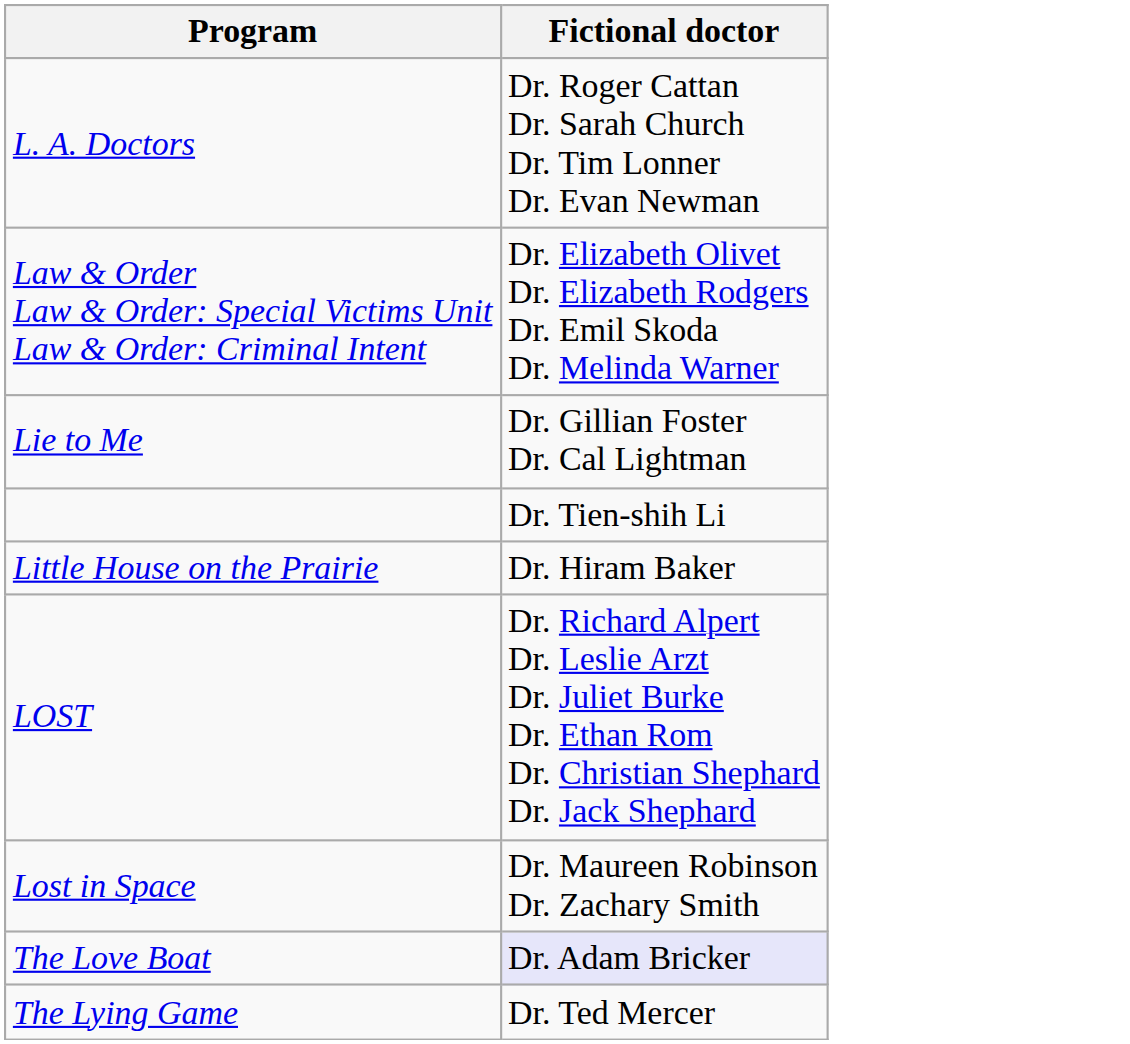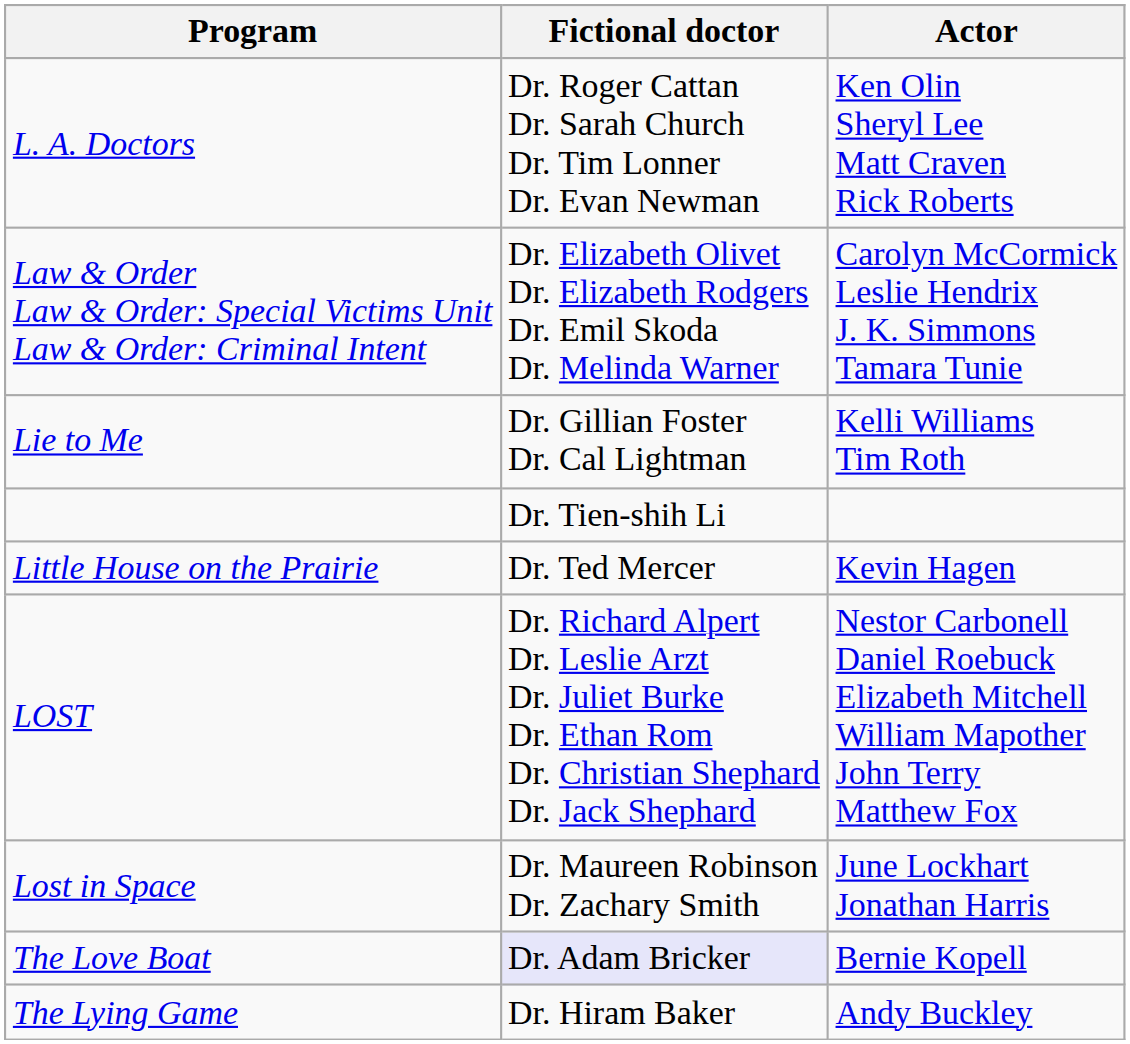+ column: (976, 31)
(622, 567) Dr. Hiram Baker -> (612, 567) Dr. Ted Mercer
(612, 1011) Dr. Ted Mercer -> (622, 1011) Dr. Hiram Baker
